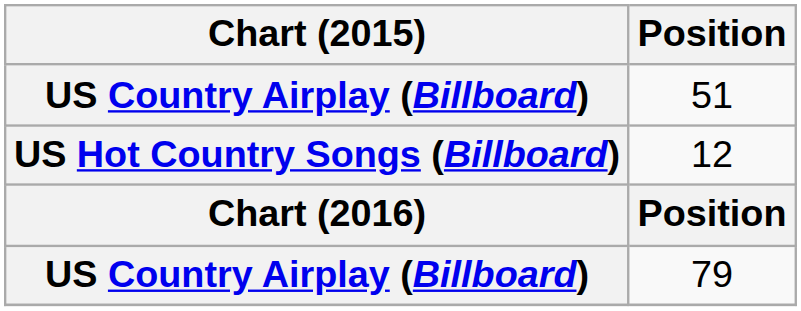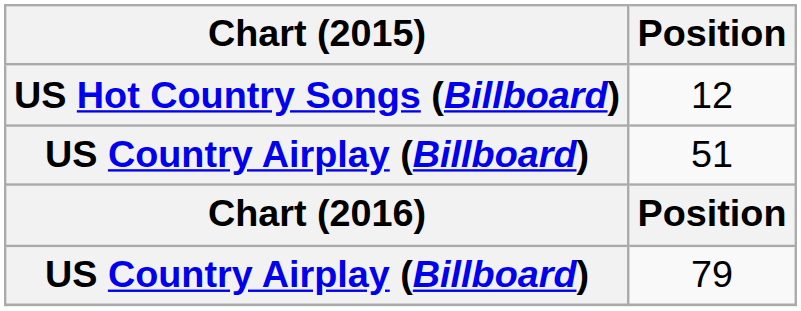rows swapped: (712, 94) <-> (712, 154)
